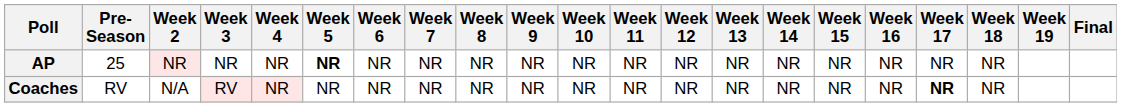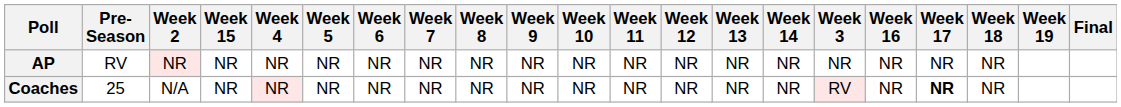columns swapped: (226, 27) <-> (840, 27)
(116, 63) 25 -> (116, 63) RV
(328, 63) bold -> (328, 63) normal
(116, 90) RV -> (116, 90) 25
